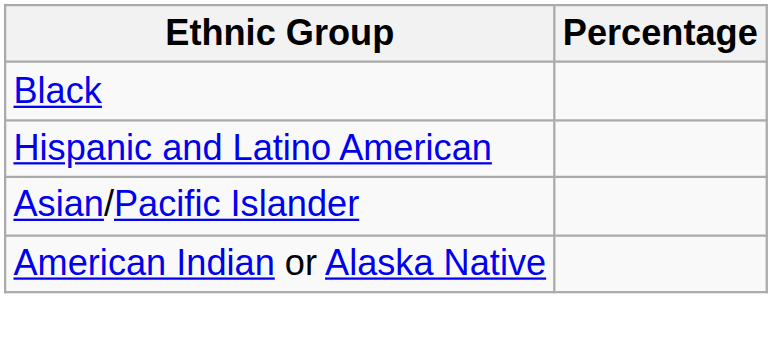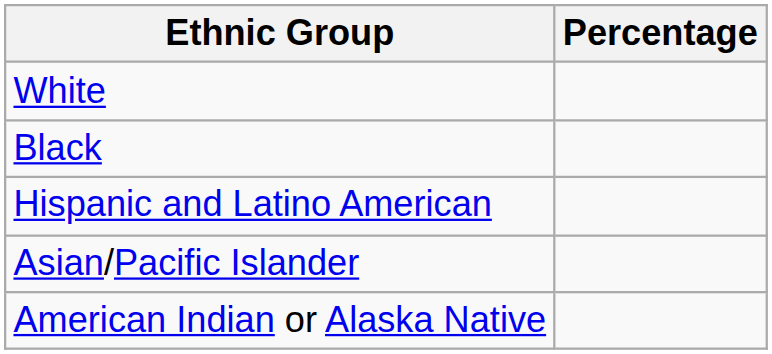+ row: (60, 90)
